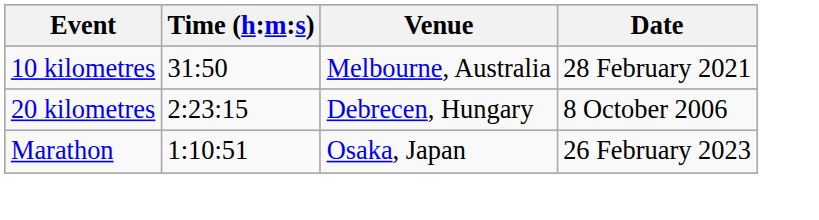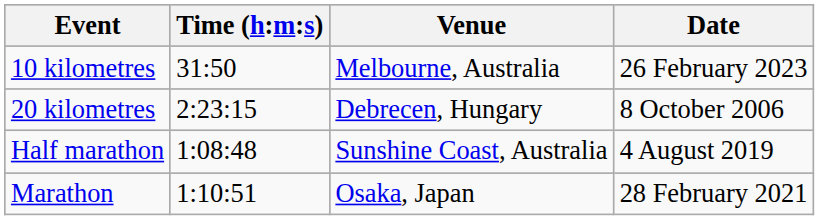(657, 67) 28 February 2021 -> (713, 67) 26 February 2023
+ row: (88, 151)
(657, 151) 26 February 2023 -> (713, 192) 28 February 2021
